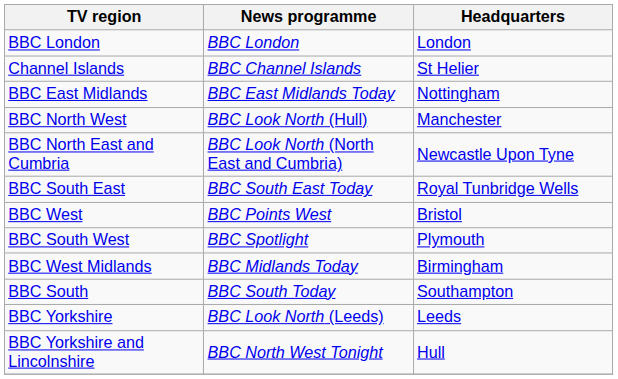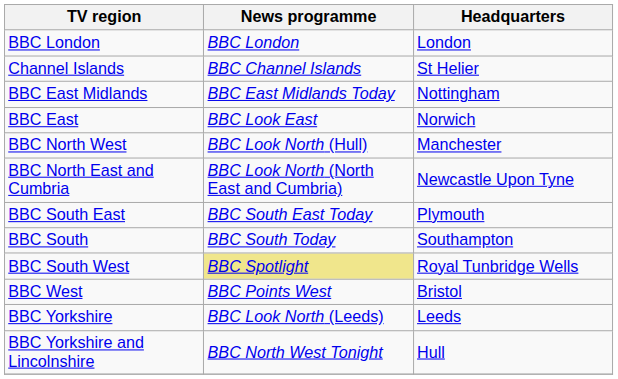+ row: (43, 119)
(498, 189) Royal Tunbridge Wells -> (451, 214) Plymouth
rows swapped: (48, 291) <-> (45, 214)
(258, 240) no background -> (258, 266) khaki background
(451, 240) Plymouth -> (498, 266) Royal Tunbridge Wells
- row: (80, 266)
